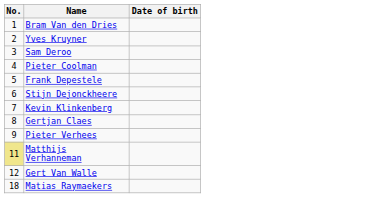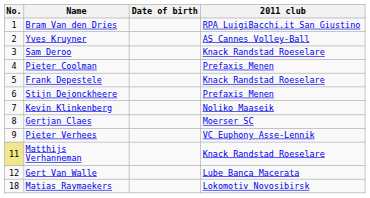+ column: (283, 11)
